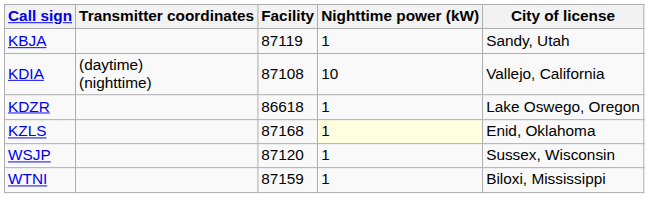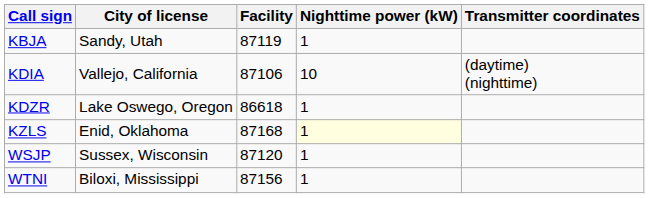columns swapped: (563, 16) <-> (167, 16)
(283, 74) 87108 -> (261, 74) 87106
(283, 180) 87159 -> (261, 180) 87156
